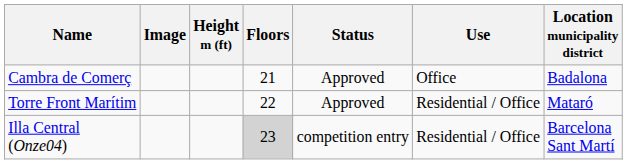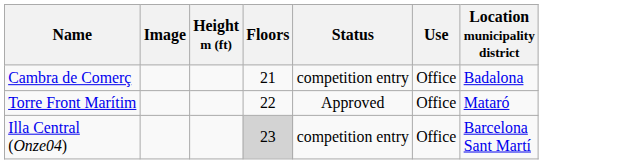(353, 77) Approved -> (353, 77) competition entry
(478, 102) Residential / Office -> (436, 102) Office
(478, 136) Residential / Office -> (436, 136) Office
